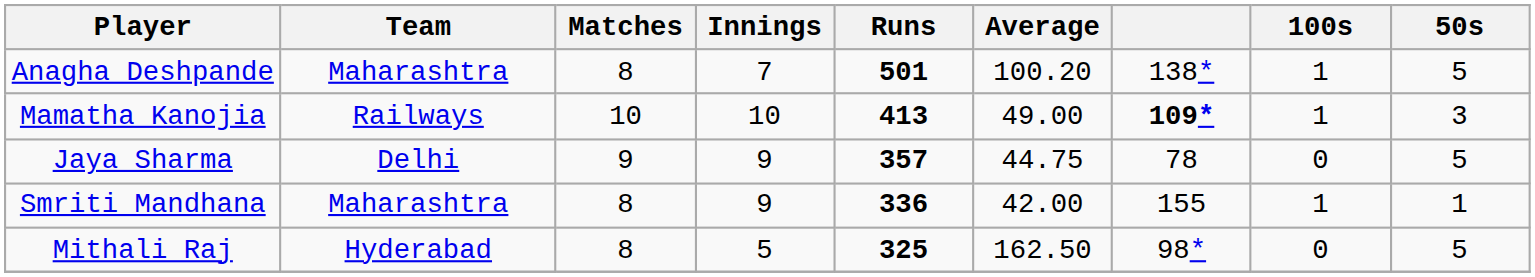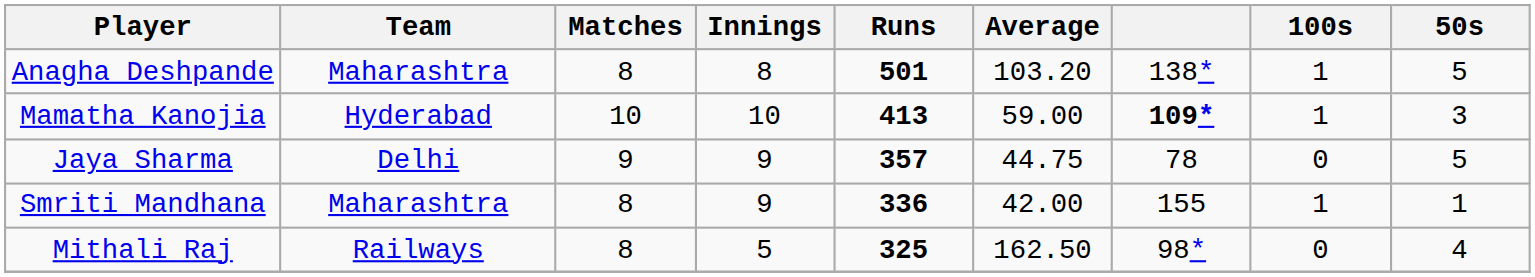(765, 72) 7 -> (765, 72) 8
(1043, 72) 100.20 -> (1043, 72) 103.20
(418, 116) Railways -> (418, 116) Hyderabad
(1042, 116) 49.00 -> (1042, 116) 59.00
(418, 250) Hyderabad -> (418, 250) Railways
(1459, 250) 5 -> (1459, 250) 4
